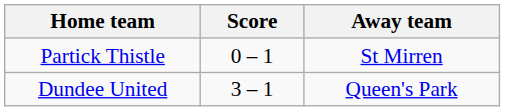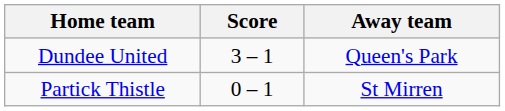rows swapped: (103, 55) <-> (103, 88)
